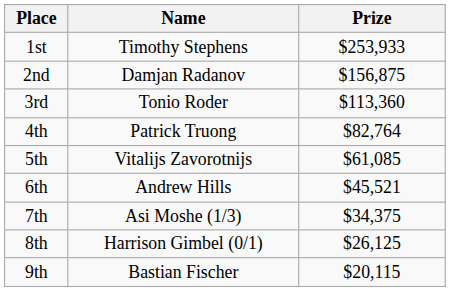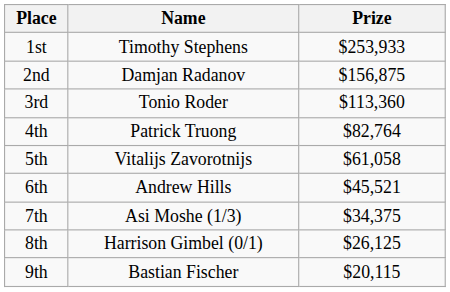(372, 159) $61,085 -> (372, 159) $61,058
